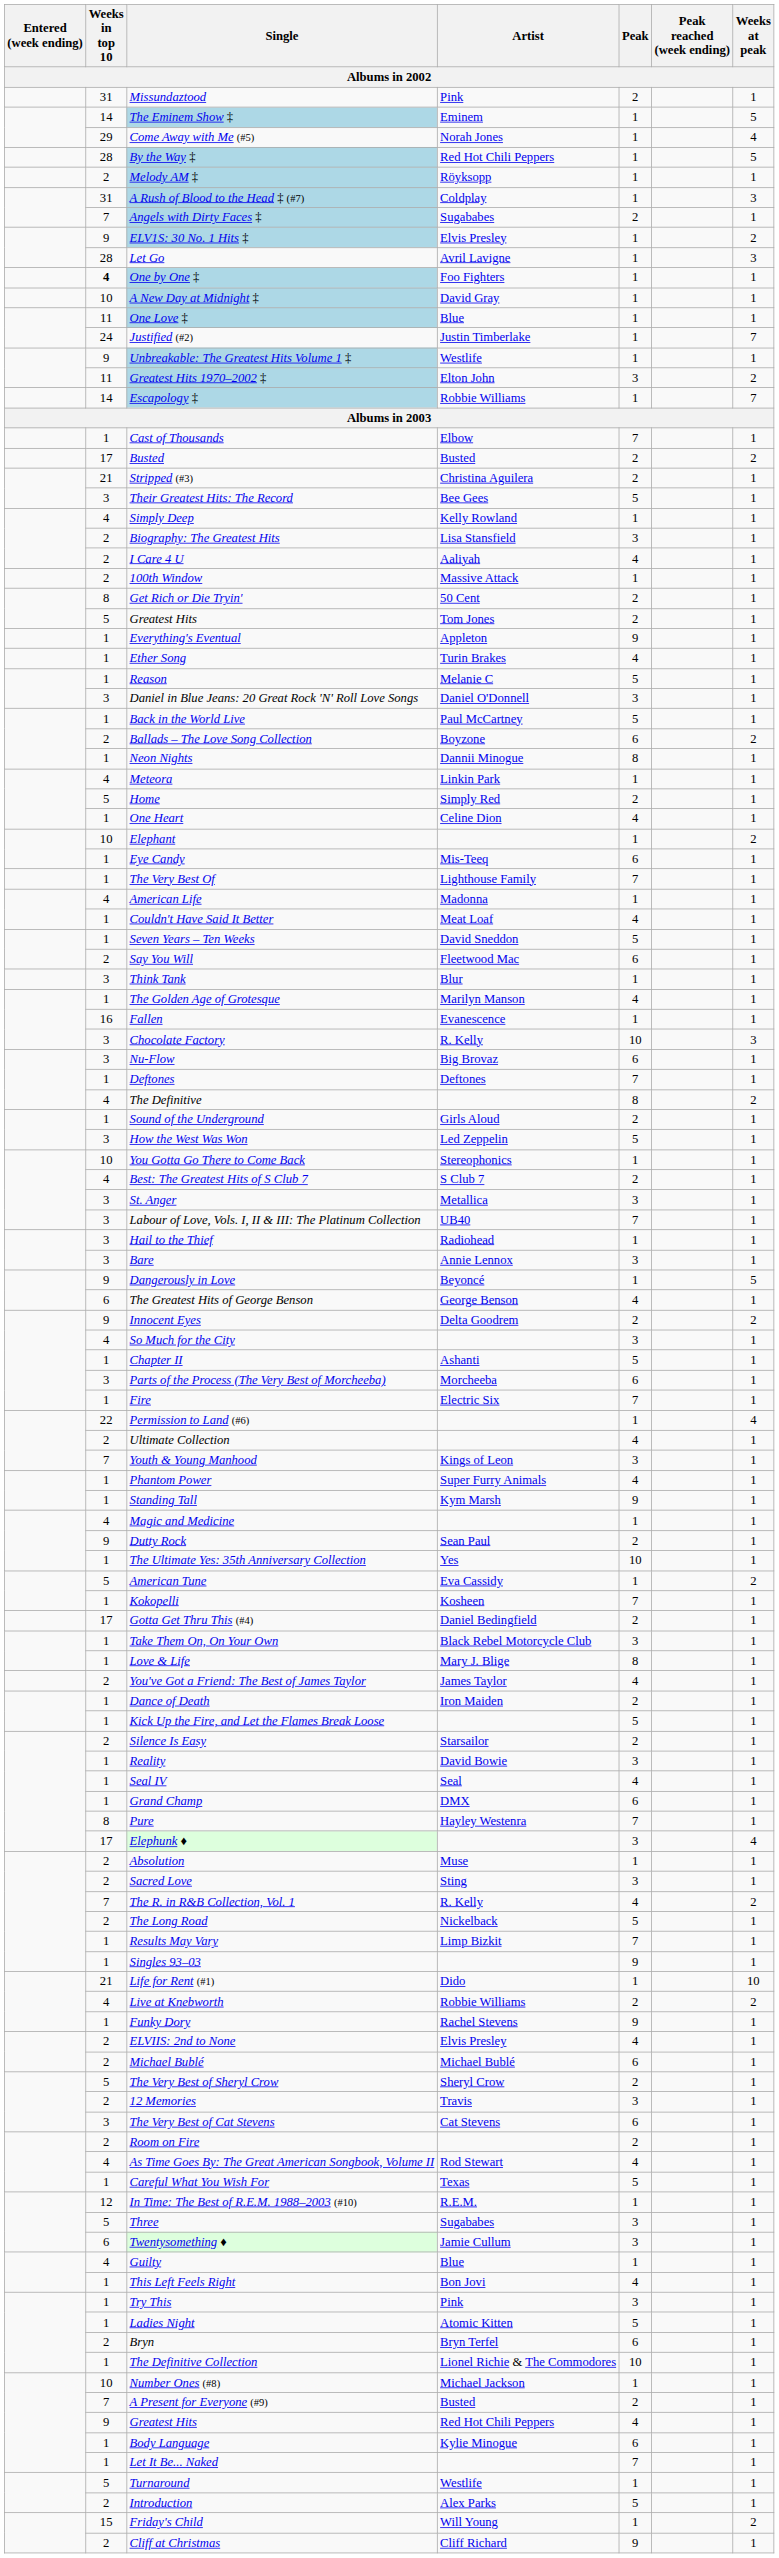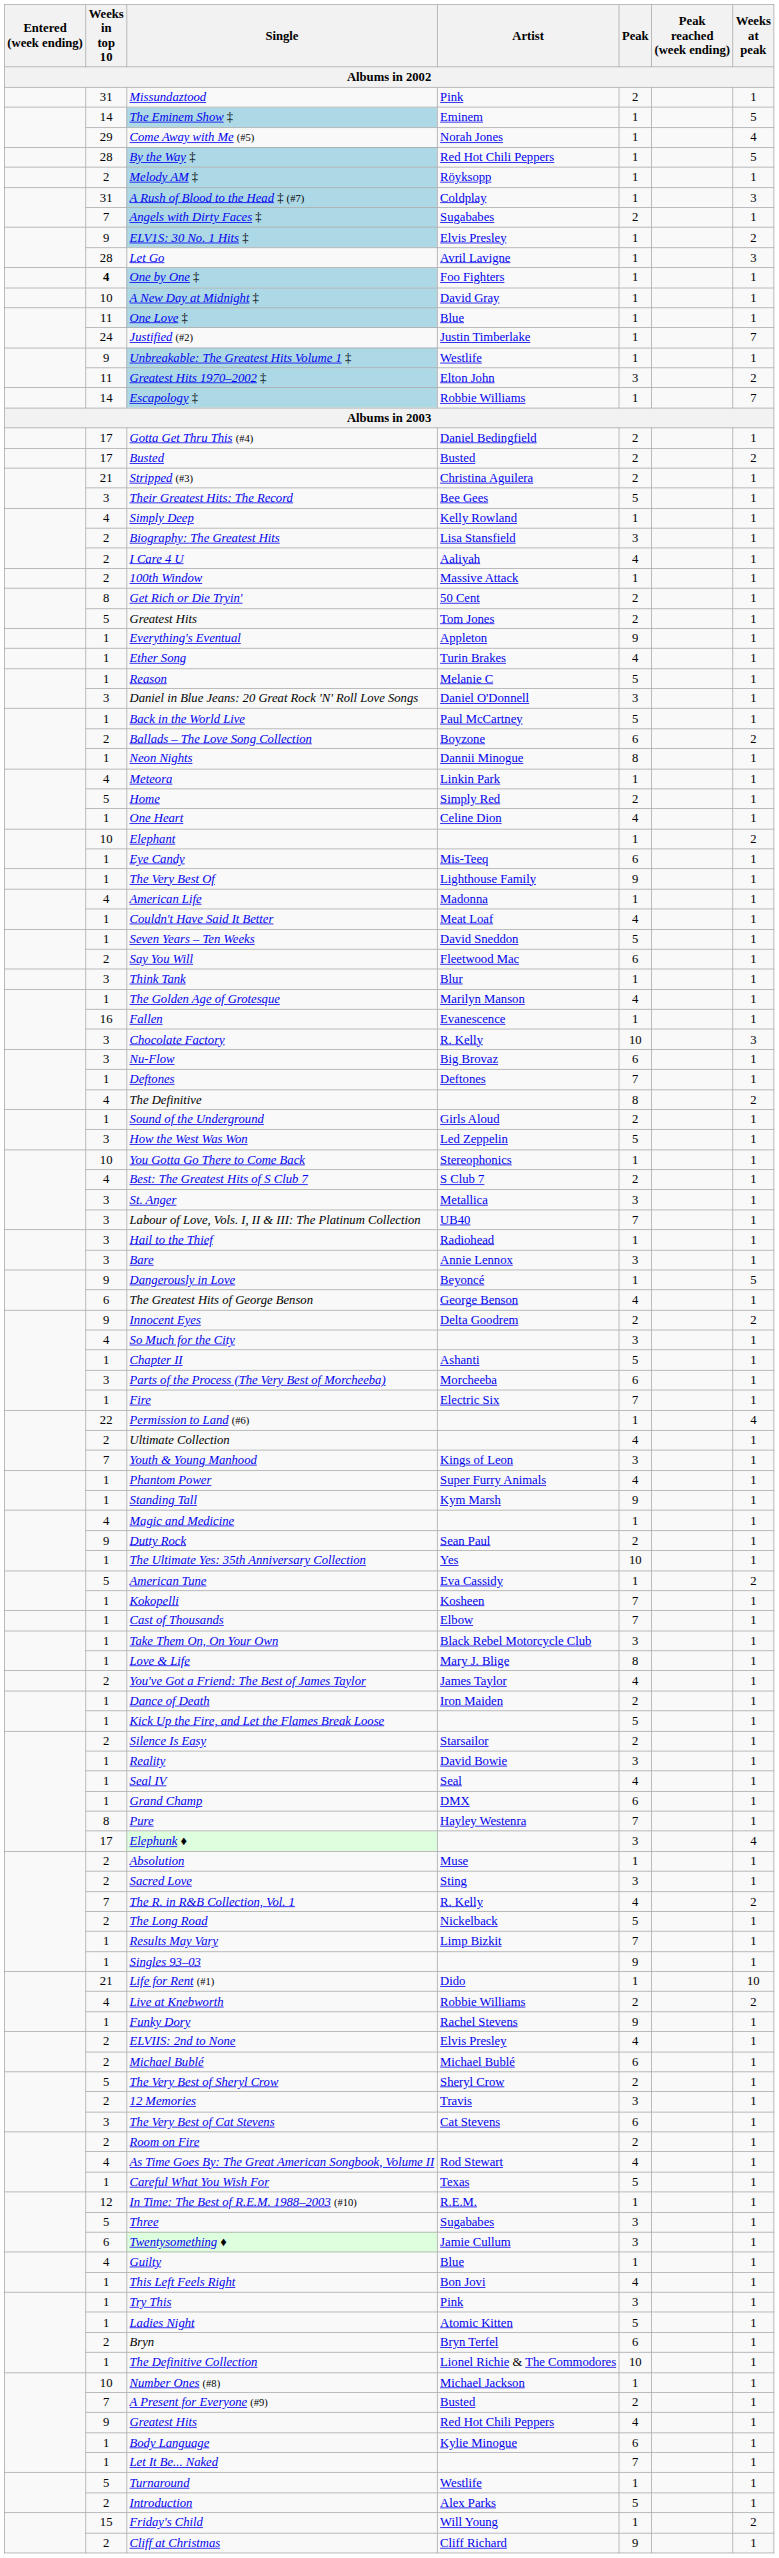rows swapped: (191, 1620) <-> (177, 438)
(635, 879) 7 -> (635, 879) 9
